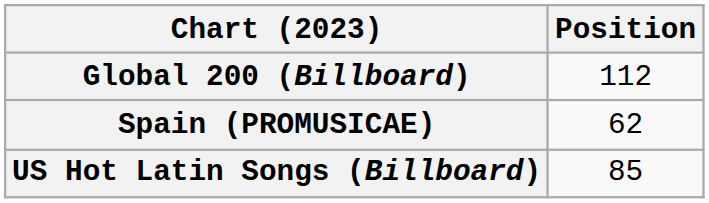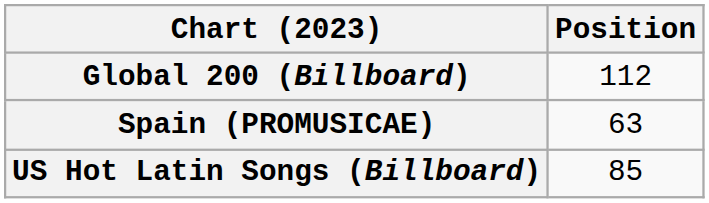(626, 125) 62 -> (626, 125) 63
